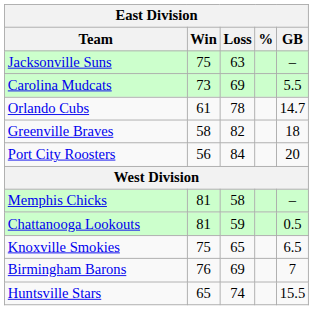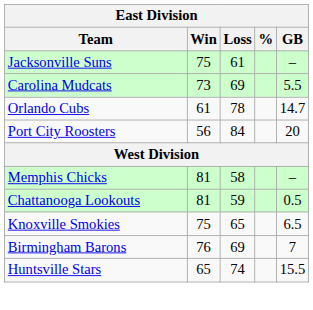(238, 62) 63 -> (238, 62) 61
- row: (61, 131)
